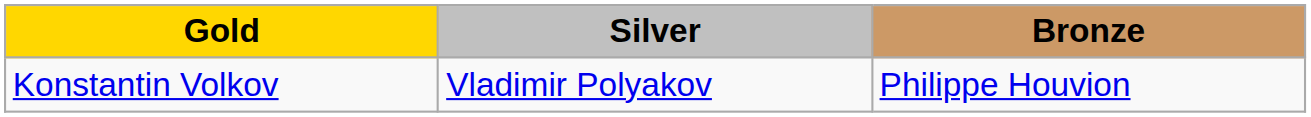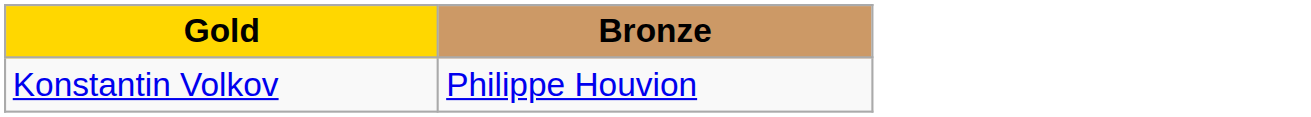- column: (655, 31)
